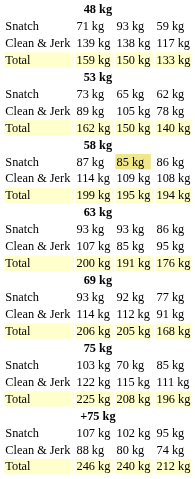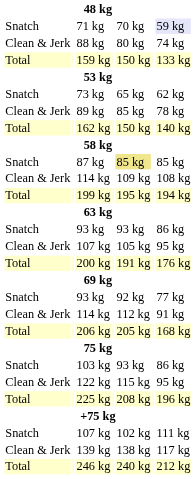(130, 26) 93 kg -> (130, 26) 70 kg
(170, 26) no background -> (170, 26) lavender background
rows swapped: (38, 449) <-> (38, 43)
(133, 110) 105 kg -> (130, 110) 85 kg
(170, 161) 86 kg -> (170, 161) 85 kg
(130, 246) 85 kg -> (133, 246) 105 kg
(130, 365) 70 kg -> (130, 365) 93 kg
(170, 365) 85 kg -> (170, 365) 86 kg
(173, 382) 111 kg -> (170, 382) 95 kg
(170, 432) 95 kg -> (173, 432) 111 kg
